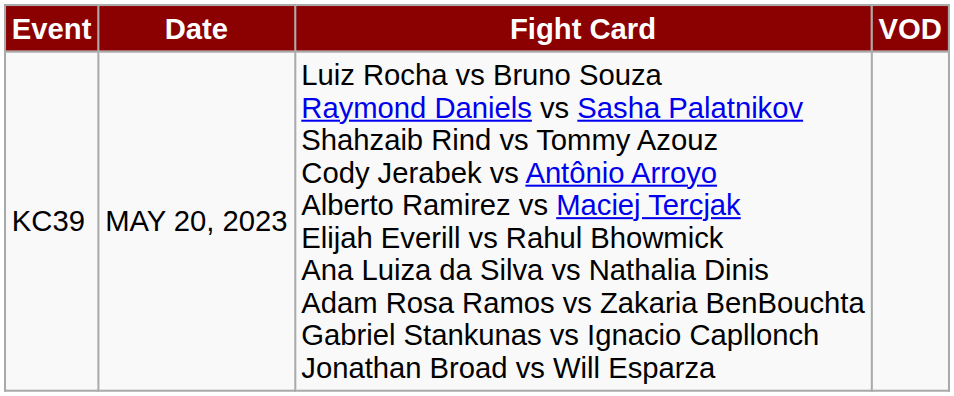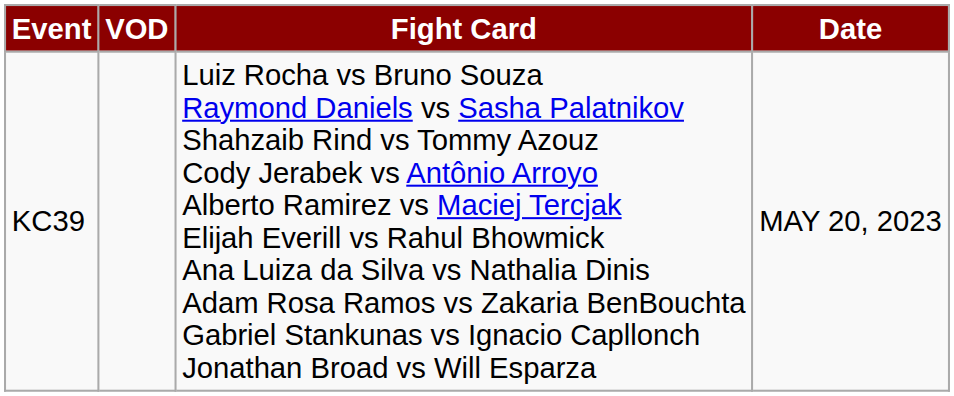columns swapped: (196, 28) <-> (910, 28)
